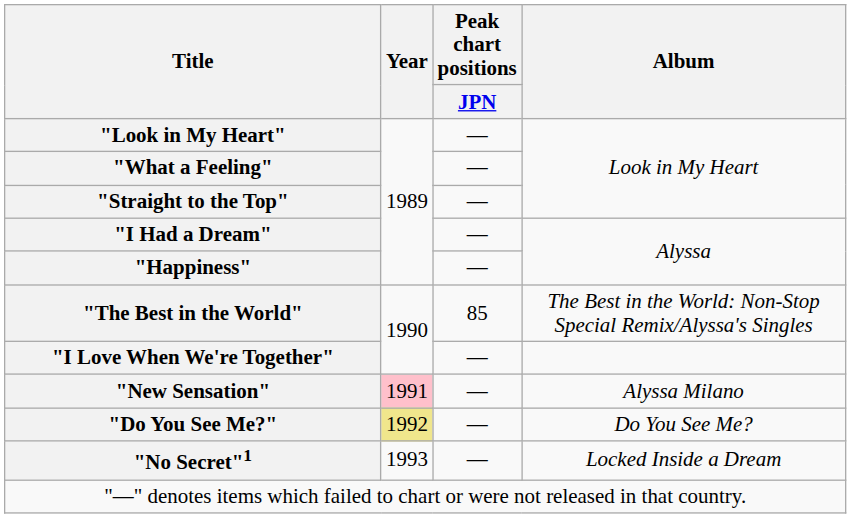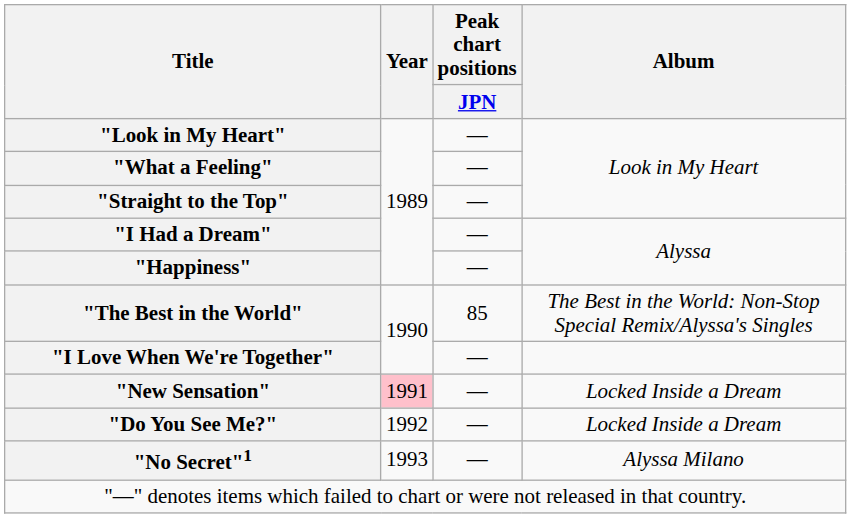(684, 391) Alyssa Milano -> (684, 391) Locked Inside a Dream
(407, 424) khaki background -> (407, 424) no background
(684, 424) Do You See Me? -> (684, 424) Locked Inside a Dream
(684, 460) Locked Inside a Dream -> (684, 460) Alyssa Milano
